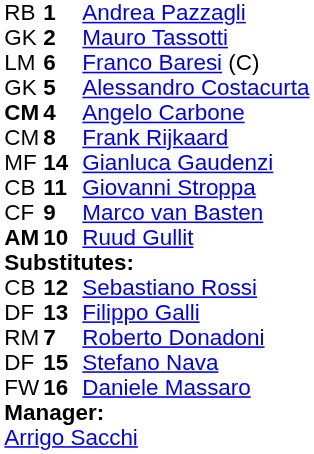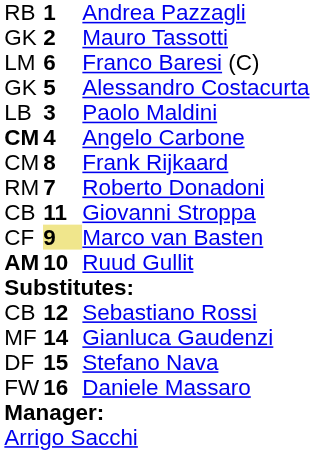+ row: (150, 112)
rows swapped: (173, 337) <-> (178, 162)
(50, 212) no background -> (50, 237) khaki background
- row: (141, 312)
